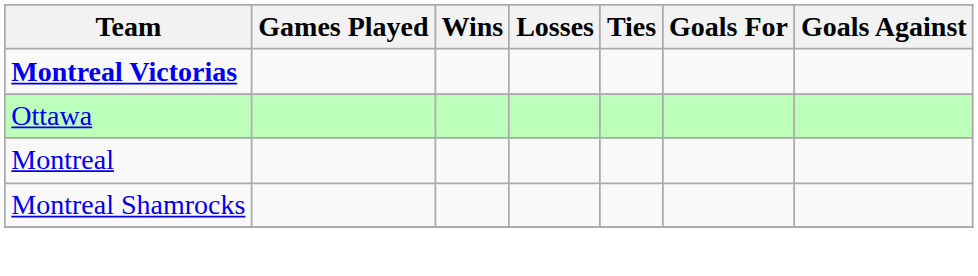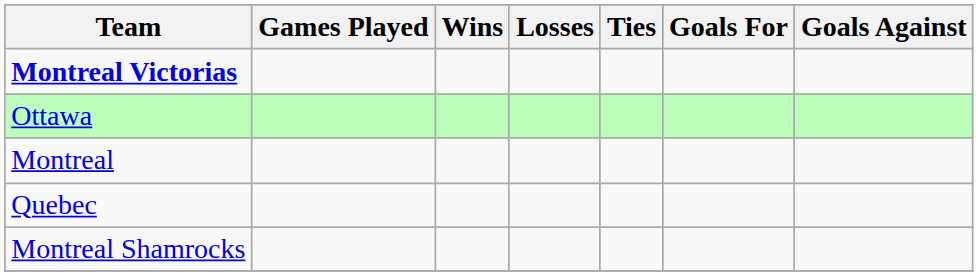+ row: (54, 204)
